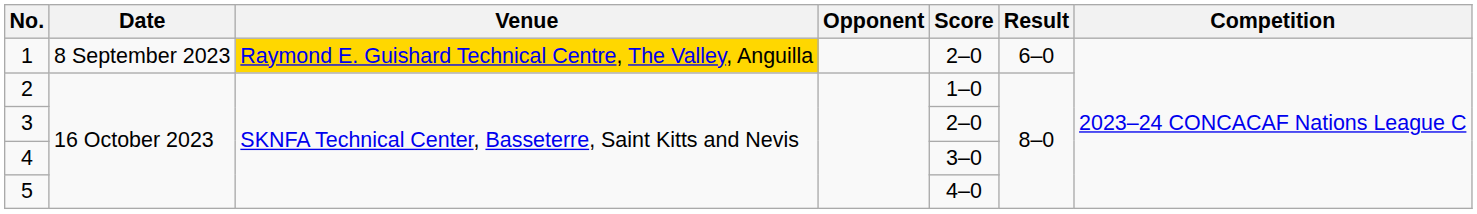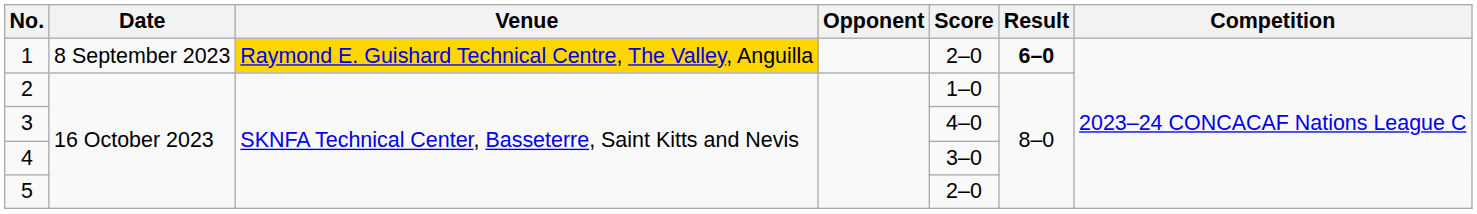(1036, 55) normal -> (1036, 55) bold
(964, 123) 2–0 -> (964, 123) 4–0
(964, 191) 4–0 -> (964, 191) 2–0
